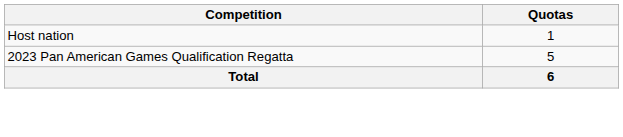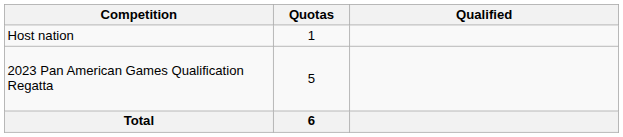+ column: (484, 14)
